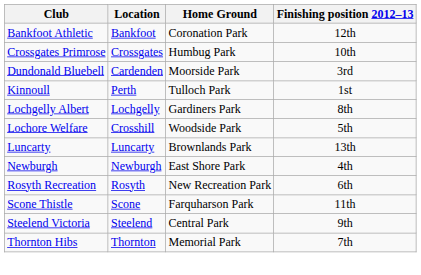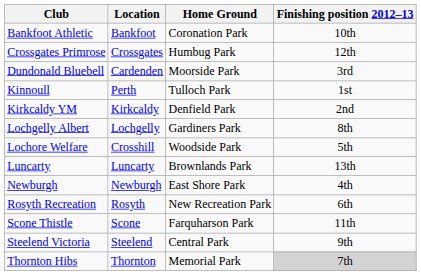(345, 33) 12th -> (345, 33) 10th
(345, 52) 10th -> (345, 52) 12th
+ row: (42, 109)
(345, 242) no background -> (345, 261) lightgrey background
